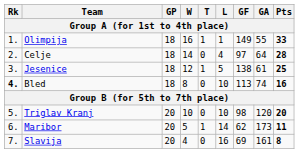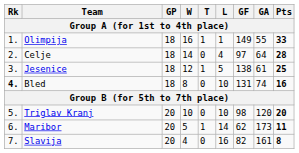(244, 84) 113 -> (244, 84) 131
(241, 141) 69 -> (241, 141) 82
